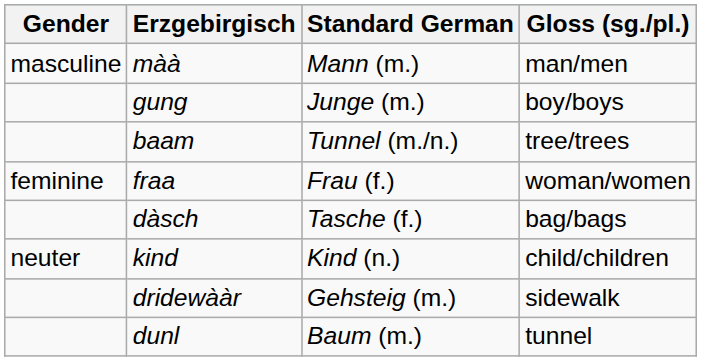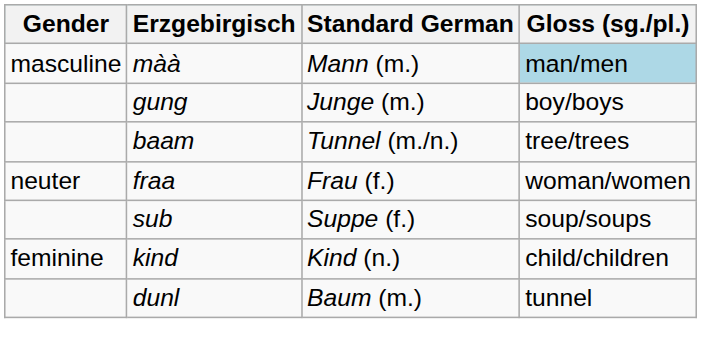(577, 63) no background -> (577, 63) lightblue background
(57, 180) feminine -> (45, 180) neuter
+ row: (153, 219)
- row: (166, 219)
(45, 258) neuter -> (57, 258) feminine
- row: (187, 297)
